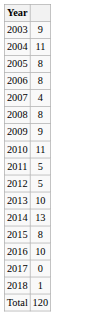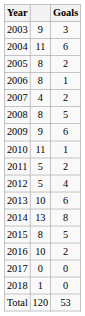+ column: (66, 13)
